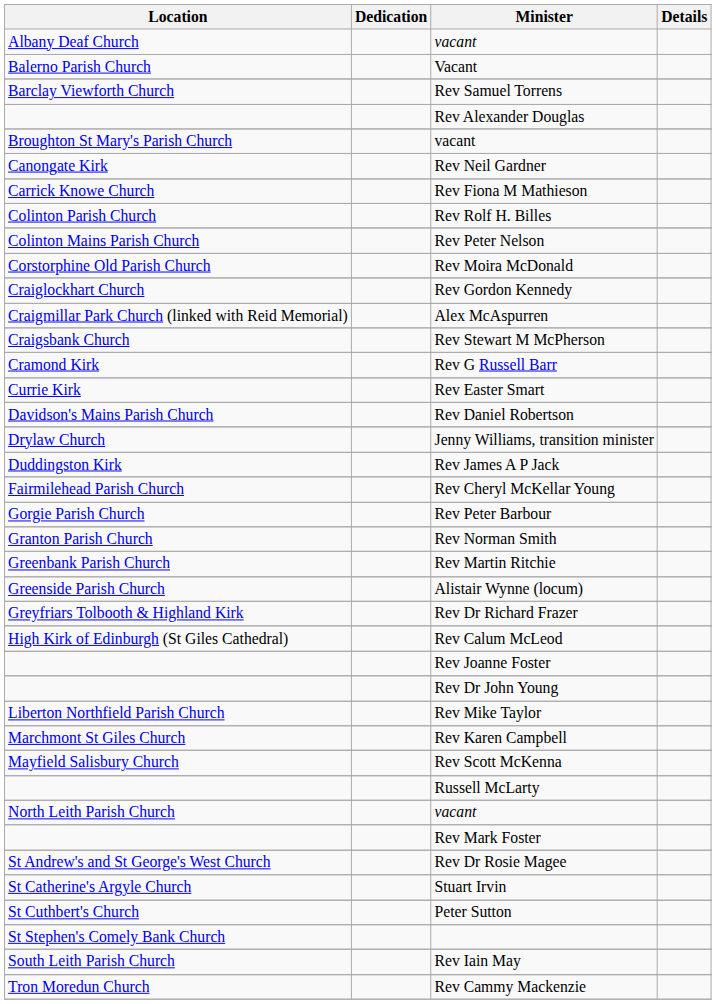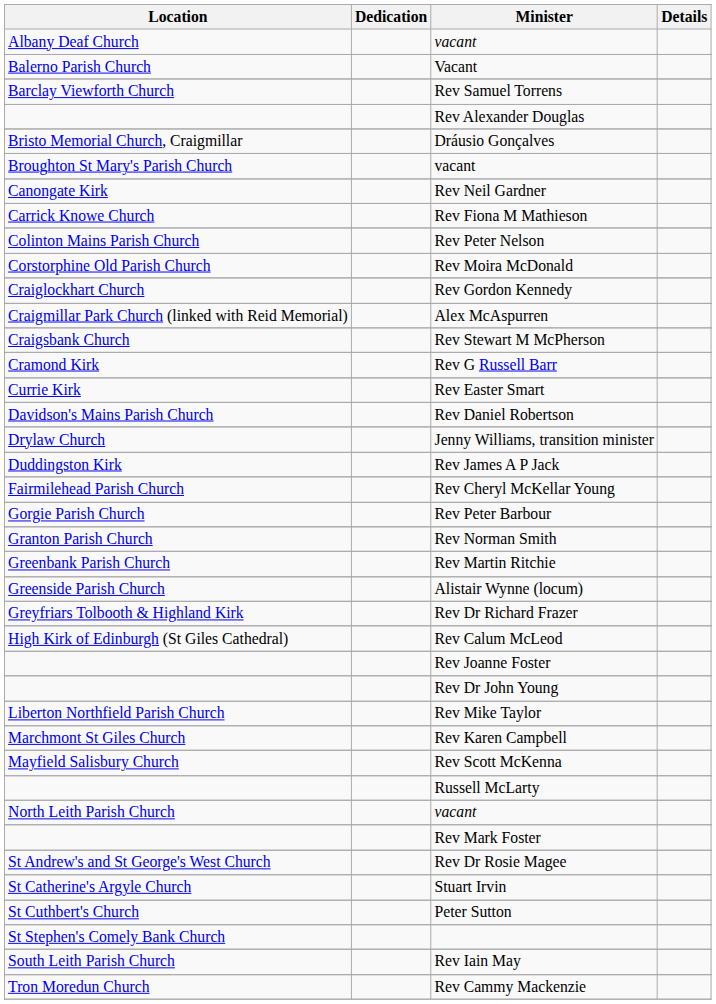+ row: (125, 141)
- row: (82, 215)
